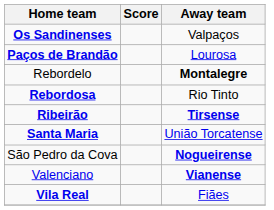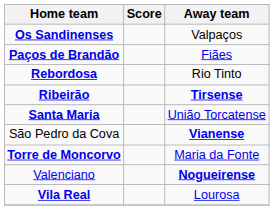(213, 54) Lourosa -> (217, 54) Fiães
- row: (62, 74)
(213, 154) Nogueirense -> (217, 134) Vianense
+ row: (64, 154)
(213, 174) Vianense -> (217, 174) Nogueirense
(213, 194) Fiães -> (217, 194) Lourosa
